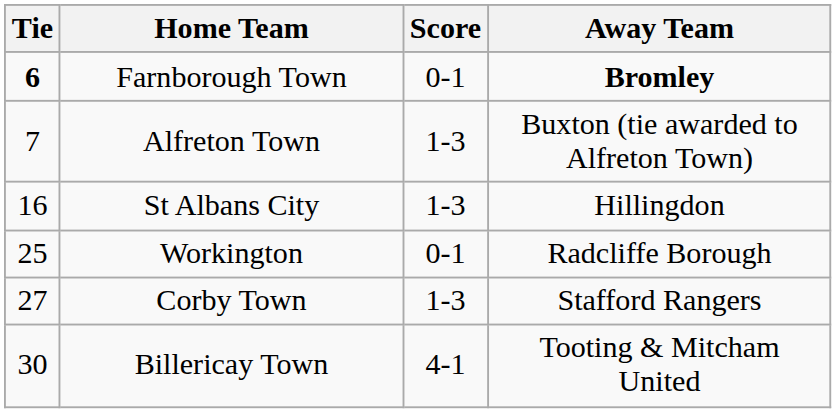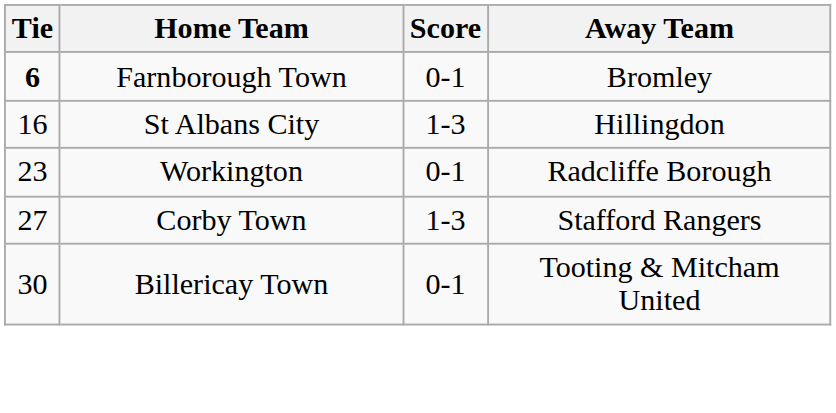(659, 76) bold -> (660, 76) normal
- row: (231, 140)
(32, 253) 25 -> (32, 171) 23
(445, 365) 4-1 -> (445, 283) 0-1
